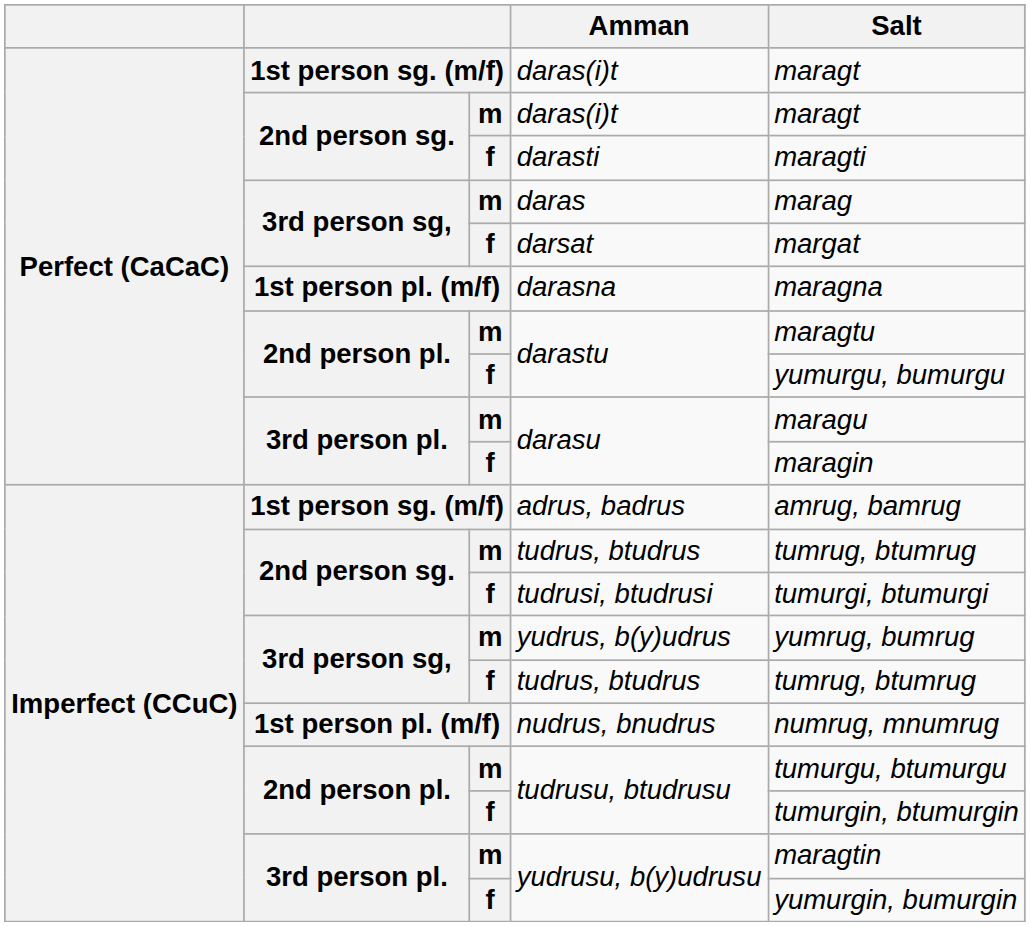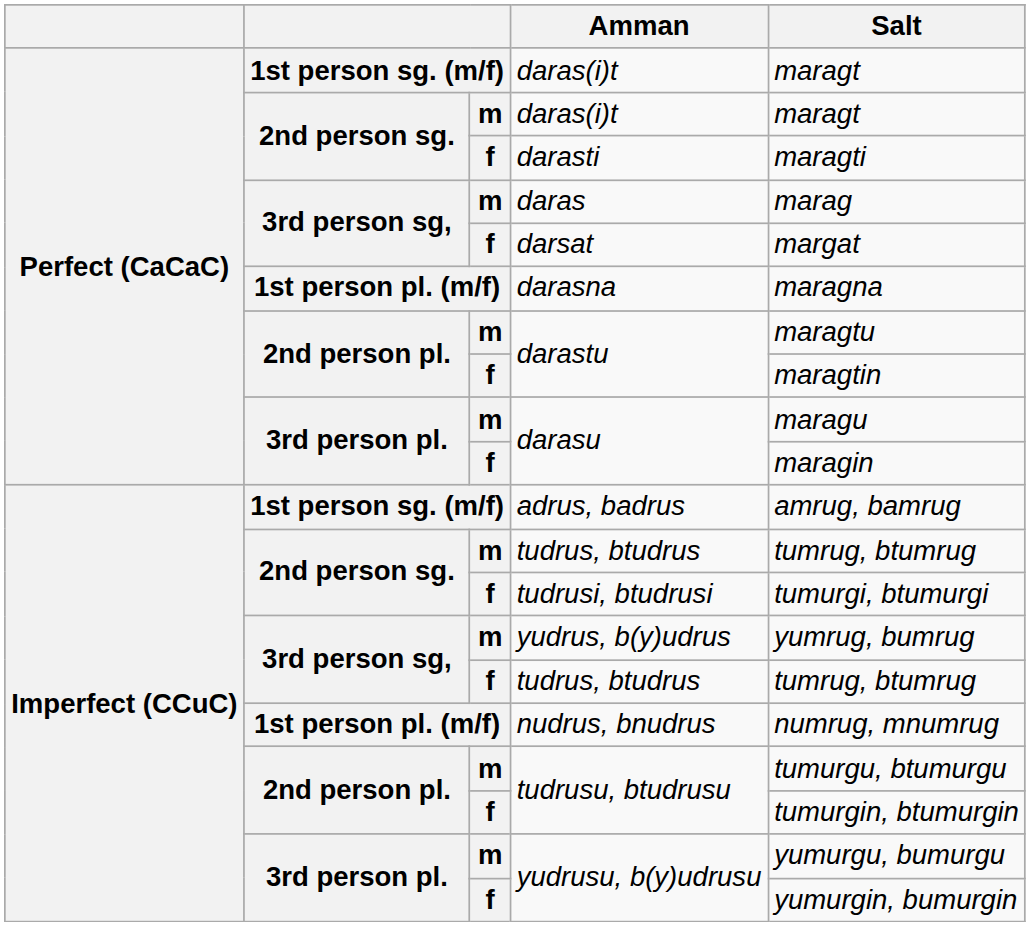(890, 375) yumurgu, bumurgu -> (828, 375) maragtin
(828, 855) maragtin -> (890, 855) yumurgu, bumurgu
